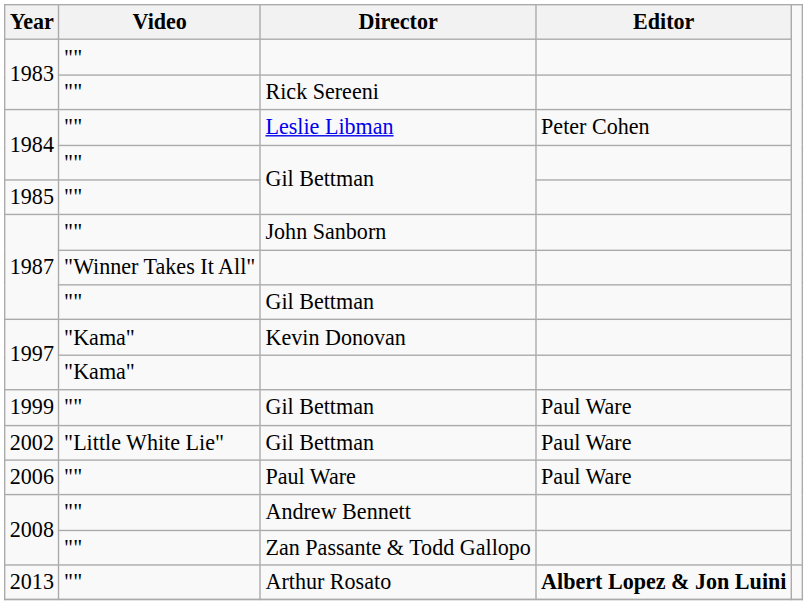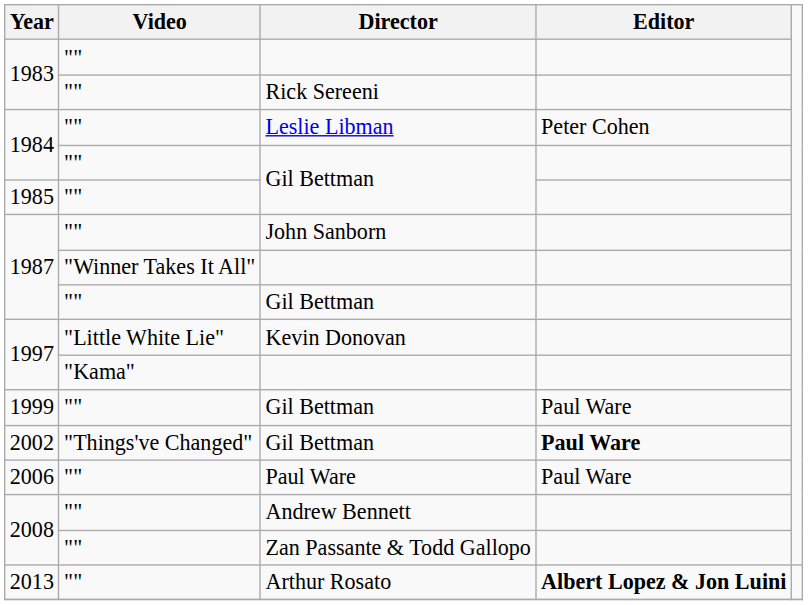(99, 337) "Kama" -> (144, 337) "Little White Lie"
(144, 442) "Little White Lie" -> (158, 442) "Things've Changed"
(586, 442) normal -> (591, 442) bold
